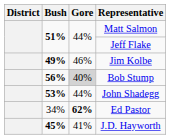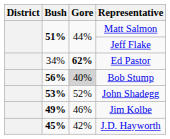rows swapped: (131, 110) <-> (131, 61)
(82, 93) 44% -> (82, 93) 52%
(82, 126) 41% -> (82, 126) 42%
